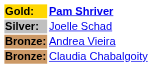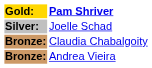rows swapped: (82, 41) <-> (98, 56)
